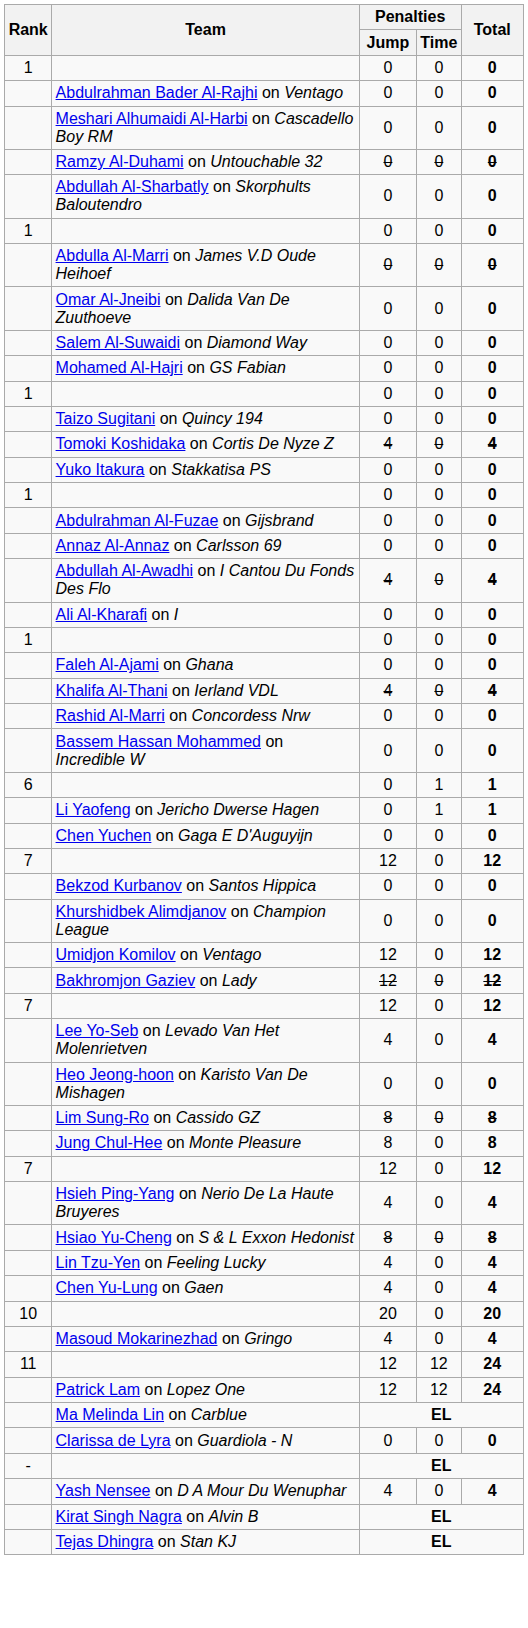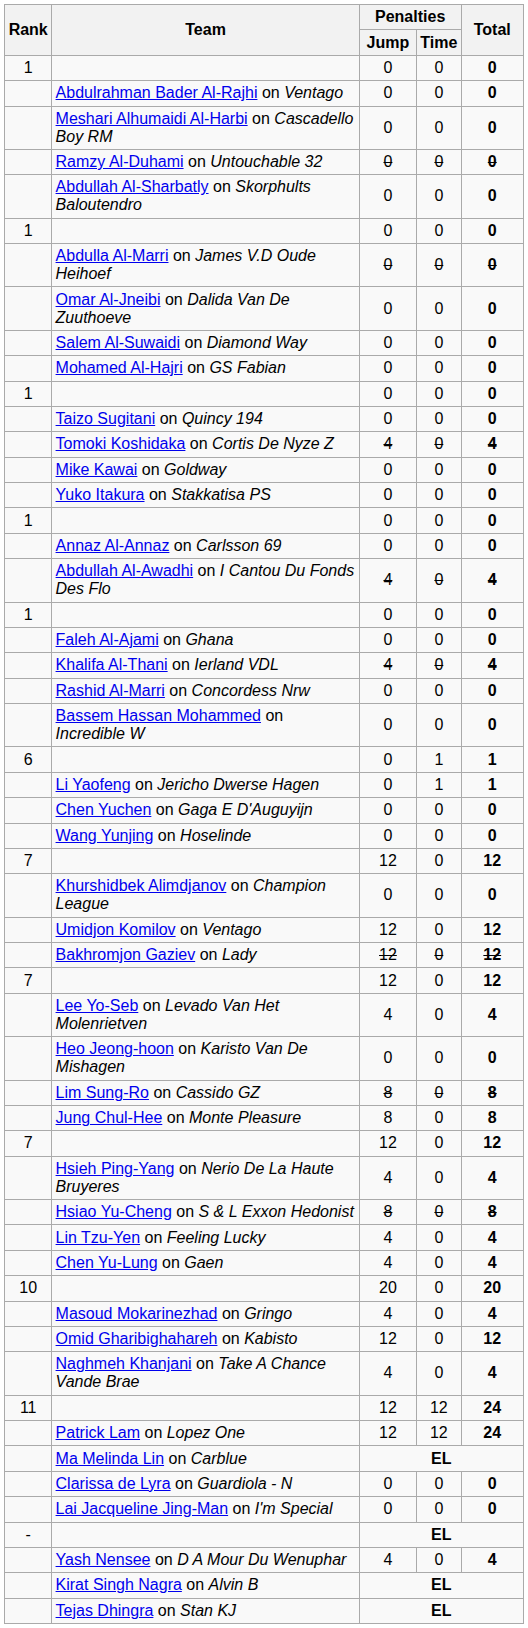+ row: (28, 470)
- row: (28, 521)
- row: (28, 615)
+ row: (28, 836)
- row: (28, 886)
+ row: (28, 1339)
+ row: (28, 1373)
+ row: (28, 1509)
